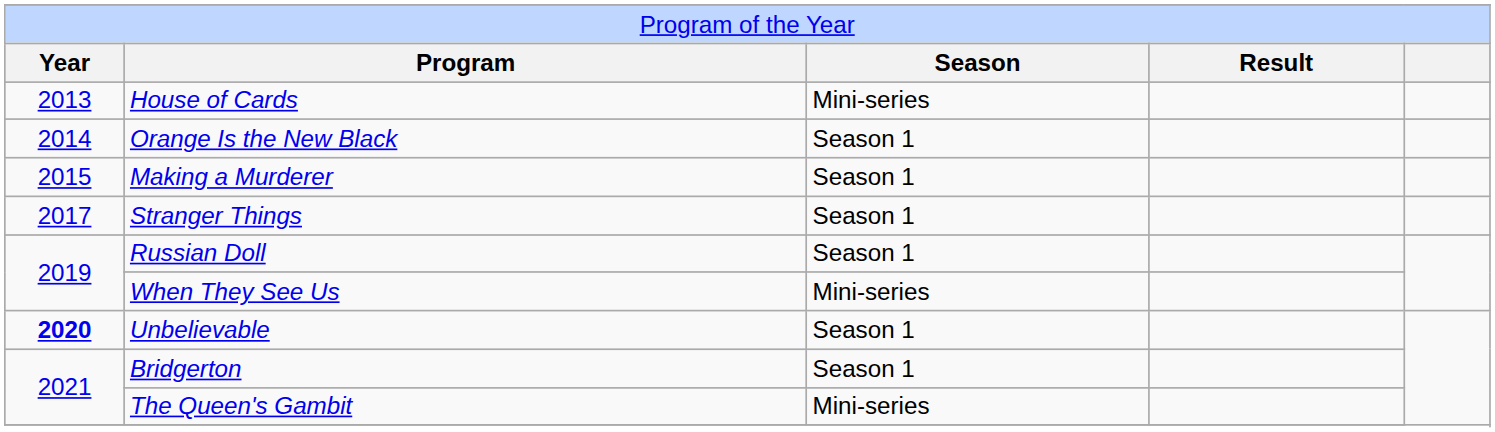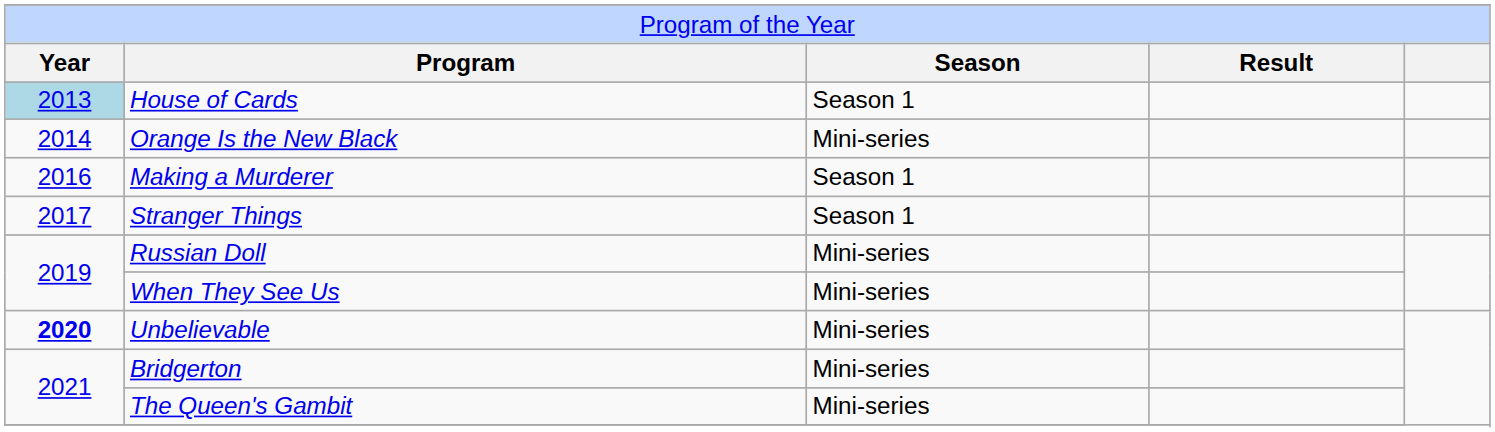(65, 101) no background -> (65, 101) lightblue background
(871, 101) Mini-series -> (864, 101) Season 1
(864, 139) Season 1 -> (871, 139) Mini-series
(65, 177) 2015 -> (65, 177) 2016
(864, 254) Season 1 -> (871, 254) Mini-series
(864, 330) Season 1 -> (871, 330) Mini-series
(864, 368) Season 1 -> (871, 368) Mini-series
